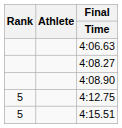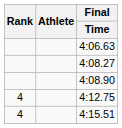(20, 98) 5 -> (20, 98) 4
(20, 115) 5 -> (20, 115) 4
